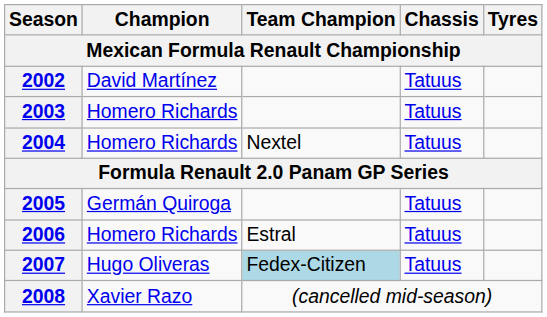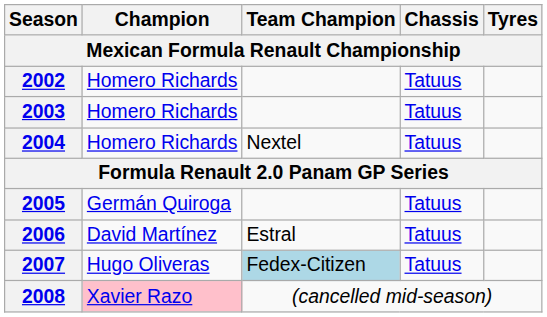(152, 81) David Martínez -> (162, 81) Homero Richards
(162, 234) Homero Richards -> (152, 234) David Martínez
(140, 296) no background -> (140, 296) pink background
